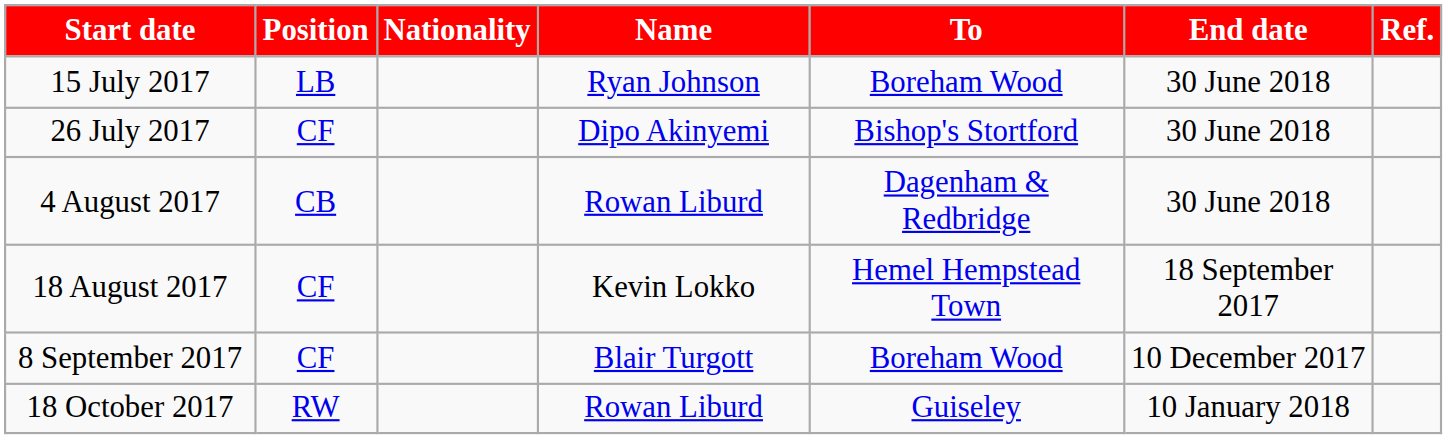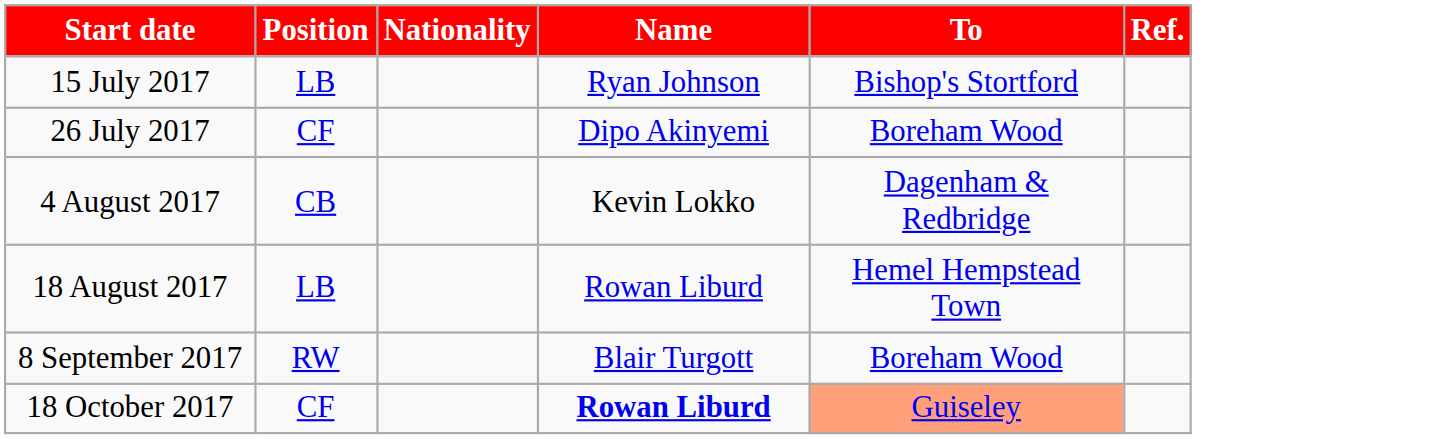- column: (1248, 30)
(966, 81) Boreham Wood -> (966, 81) Bishop's Stortford
(966, 131) Bishop's Stortford -> (966, 131) Boreham Wood
(674, 200) Rowan Liburd -> (674, 200) Kevin Lokko
(316, 288) CF -> (316, 288) LB
(674, 288) Kevin Lokko -> (674, 288) Rowan Liburd
(316, 357) CF -> (316, 357) RW
(316, 408) RW -> (316, 408) CF
(674, 408) normal -> (674, 408) bold
(966, 408) no background -> (966, 408) lightsalmon background
